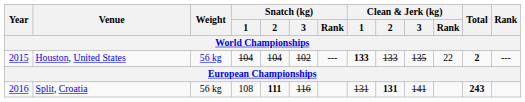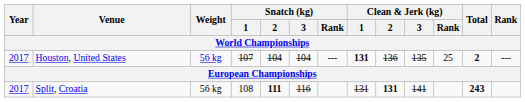(19, 58) 2015 -> (19, 58) 2017
(246, 58) 104 -> (246, 58) 107
(304, 58) 102 -> (304, 58) 104
(361, 58) 133 -> (361, 58) 131
(390, 58) 133 -> (390, 58) 136
(448, 58) 22 -> (448, 58) 25
(19, 89) 2016 -> (19, 89) 2017
